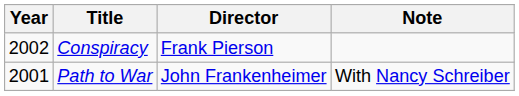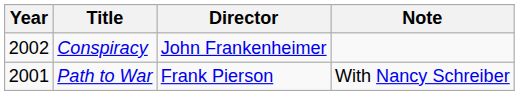(217, 47) Frank Pierson -> (244, 47) John Frankenheimer
(244, 76) John Frankenheimer -> (217, 76) Frank Pierson
